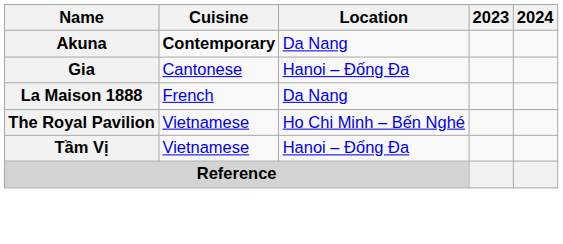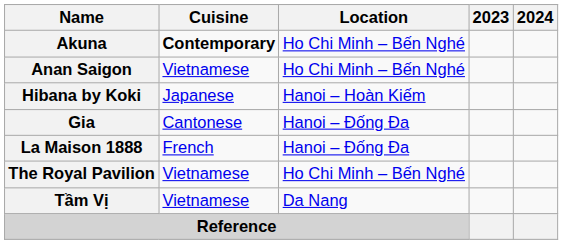(315, 43) Da Nang -> (374, 43) Ho Chi Minh – Bến Nghé
+ row: (82, 69)
+ row: (82, 95)
(315, 95) Da Nang -> (346, 148) Hanoi – Đống Đa
(346, 148) Hanoi – Đống Đa -> (315, 200) Da Nang
